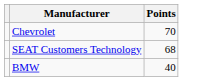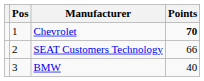+ column: (20, 13)
(170, 31) normal -> (192, 31) bold
(170, 49) 68 -> (192, 49) 66
